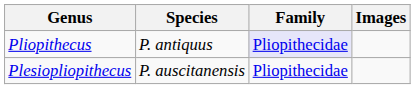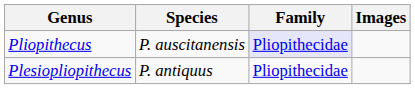(176, 44) P. antiquus -> (192, 44) P. auscitanensis
(192, 70) P. auscitanensis -> (176, 70) P. antiquus
